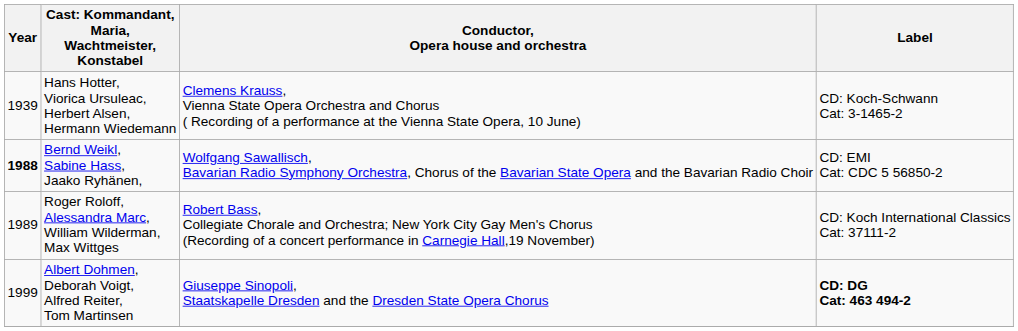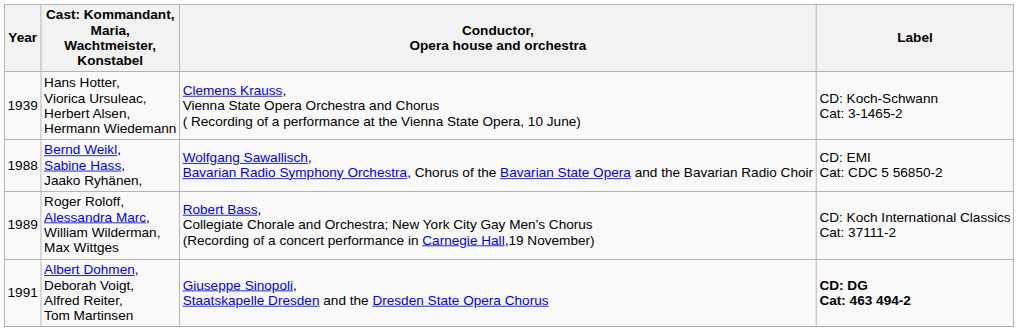(23, 165) bold -> (23, 165) normal
(23, 292) 1999 -> (23, 292) 1991
